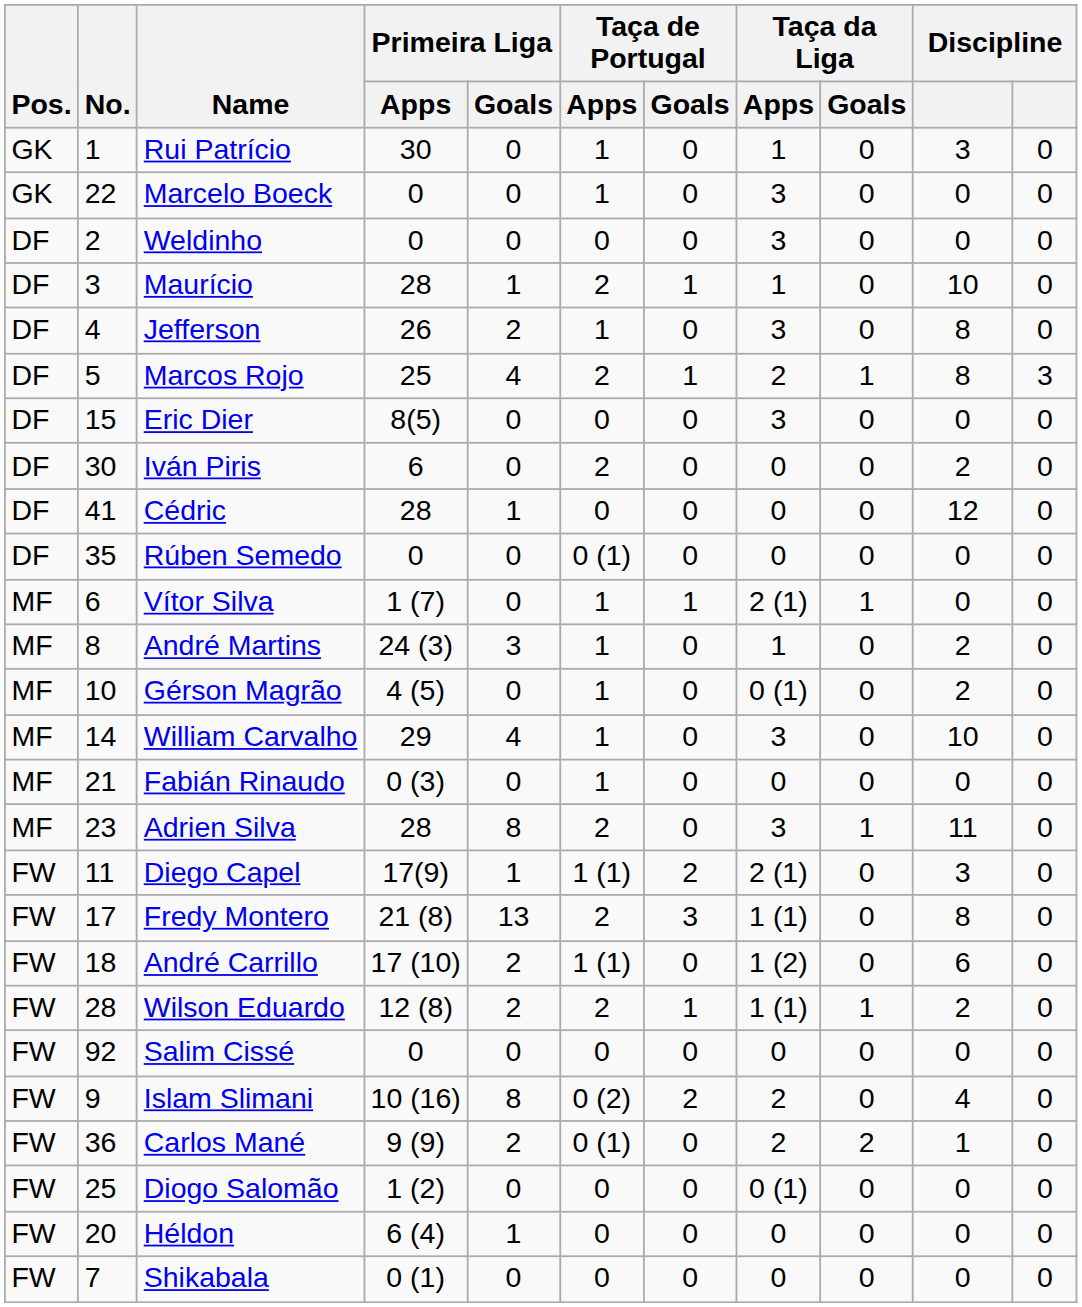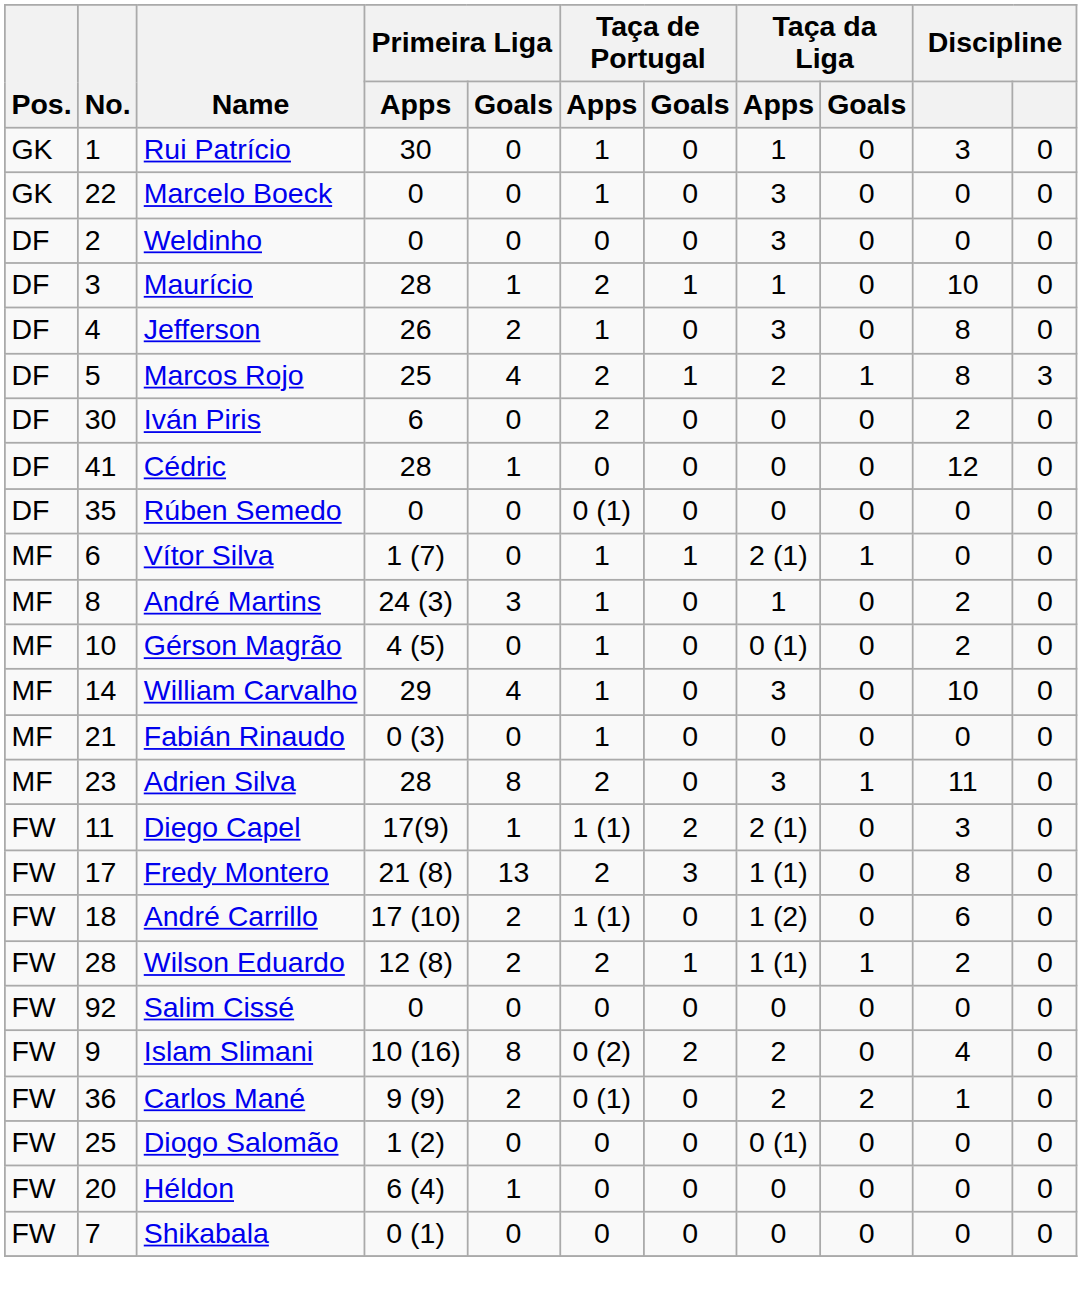- row: (198, 420)
